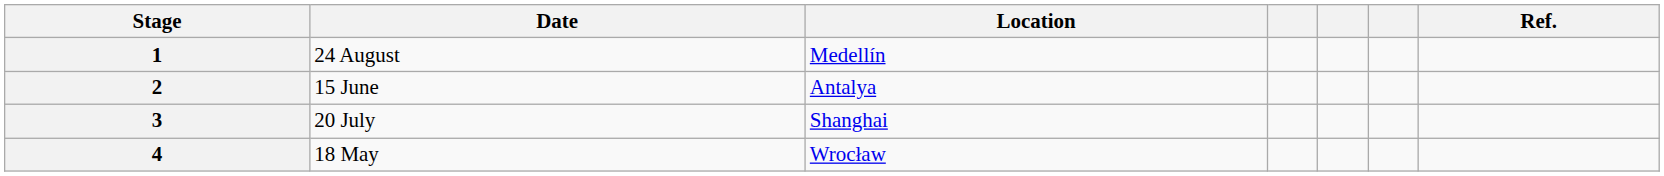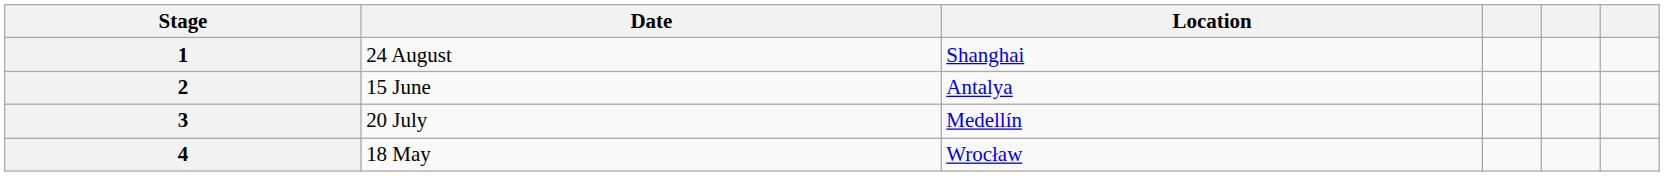- column: (1539, 21)
(848, 54) Medellín -> (985, 54) Shanghai
(849, 120) Shanghai -> (984, 120) Medellín
